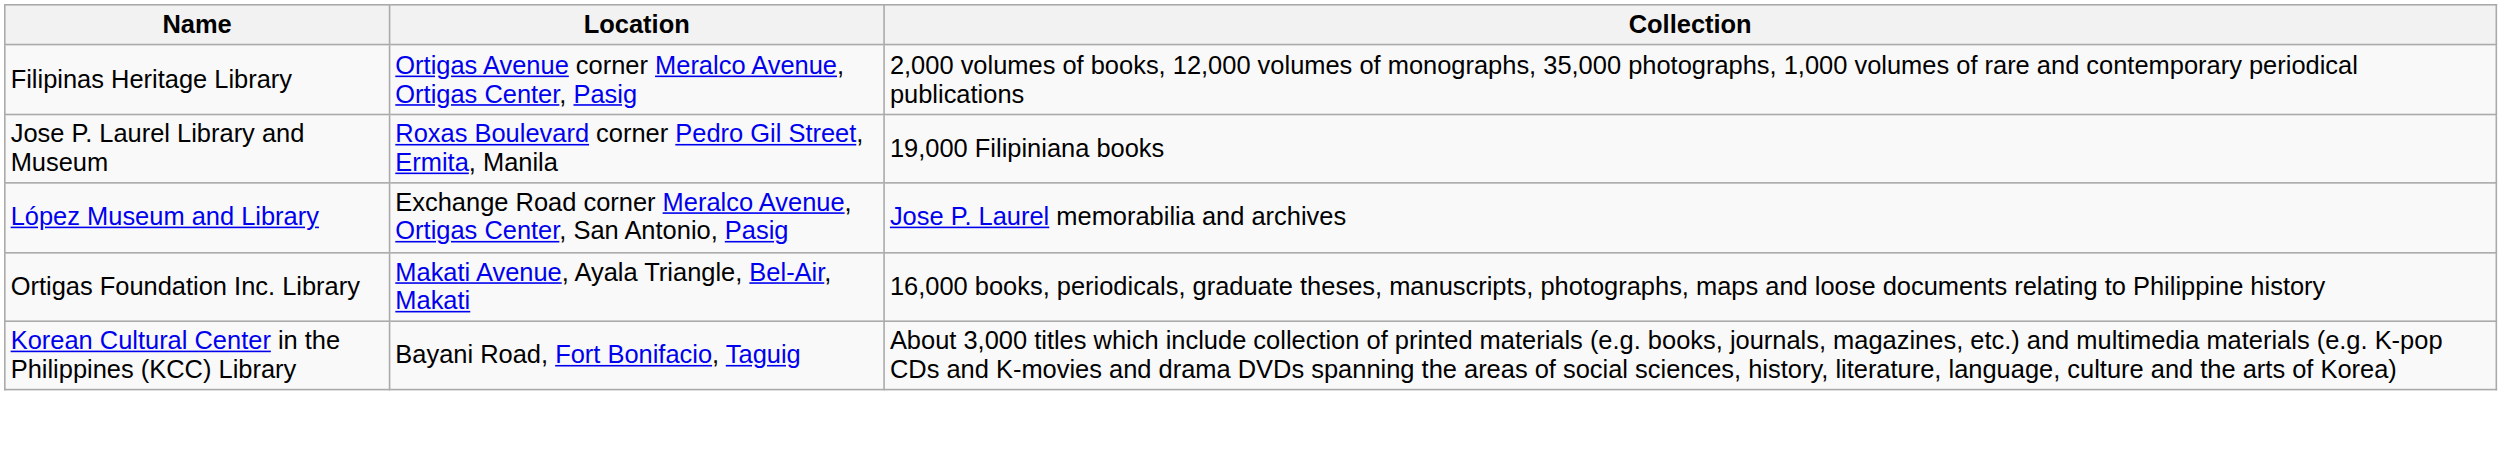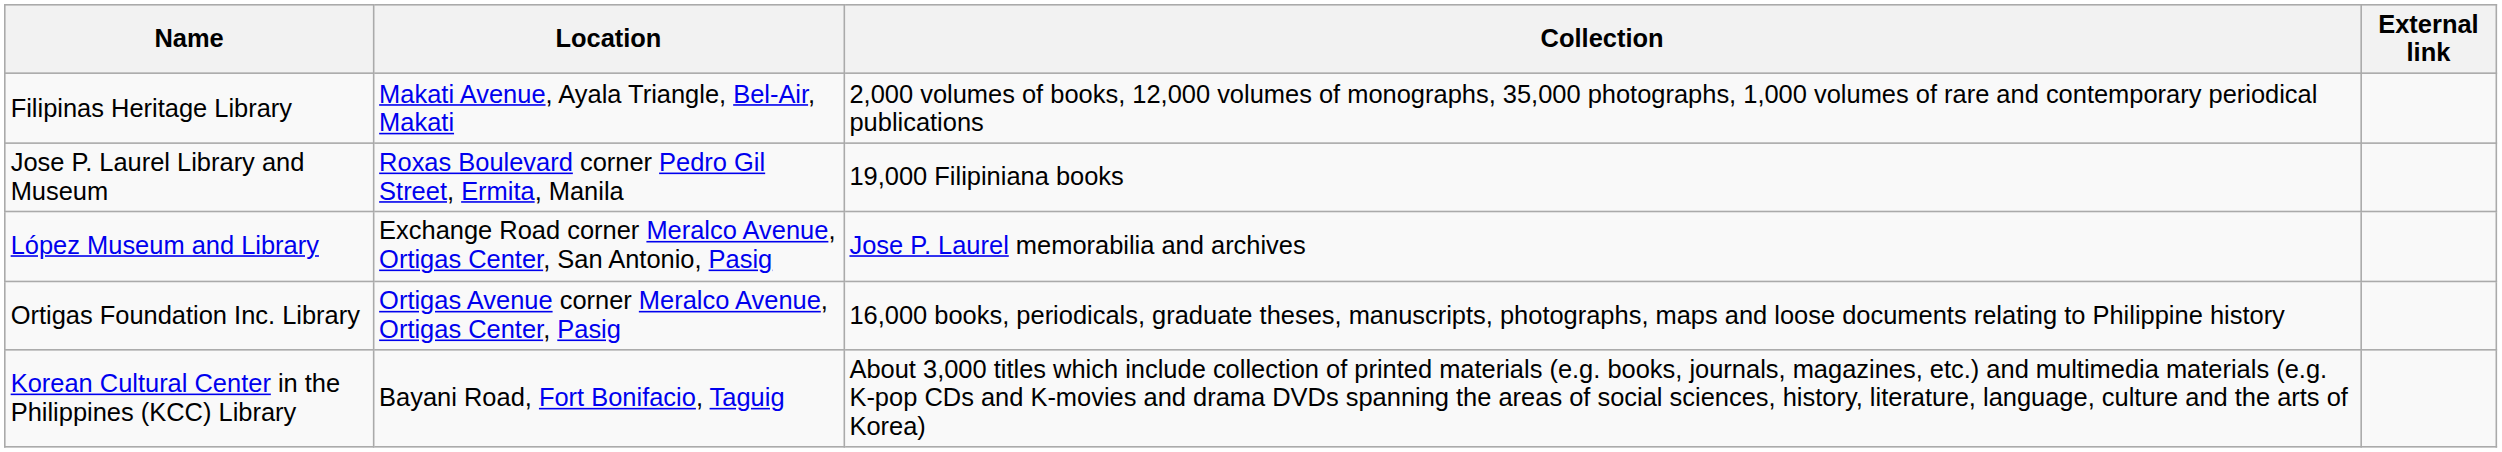+ column: (2428, 38)
(620, 79) Ortigas Avenue corner Meralco Avenue, Ortigas Center, Pasig -> (597, 107) Makati Avenue, Ayala Triangle, Bel-Air, Makati
(613, 286) Makati Avenue, Ayala Triangle, Bel-Air, Makati -> (604, 314) Ortigas Avenue corner Meralco Avenue, Ortigas Center, Pasig
